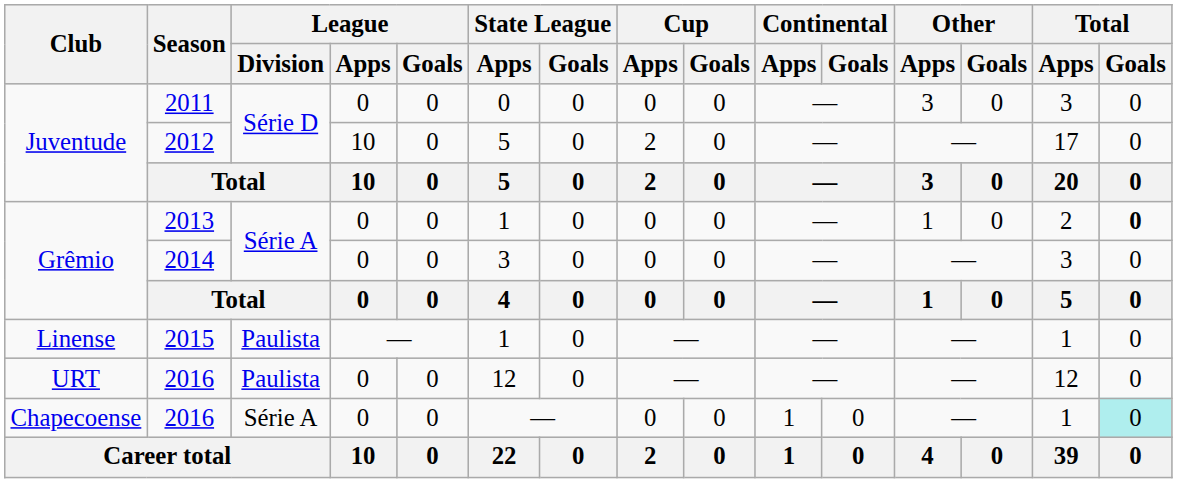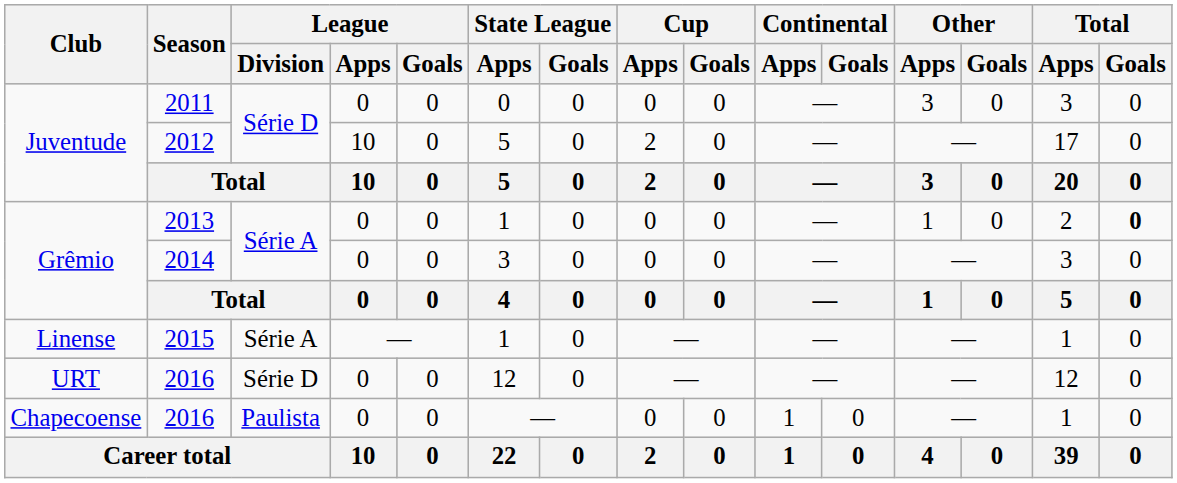(281, 338) Paulista -> (281, 338) Série A
(281, 378) Paulista -> (281, 378) Série D
(281, 417) Série A -> (281, 417) Paulista
(1135, 417) paleturquoise background -> (1135, 417) no background
